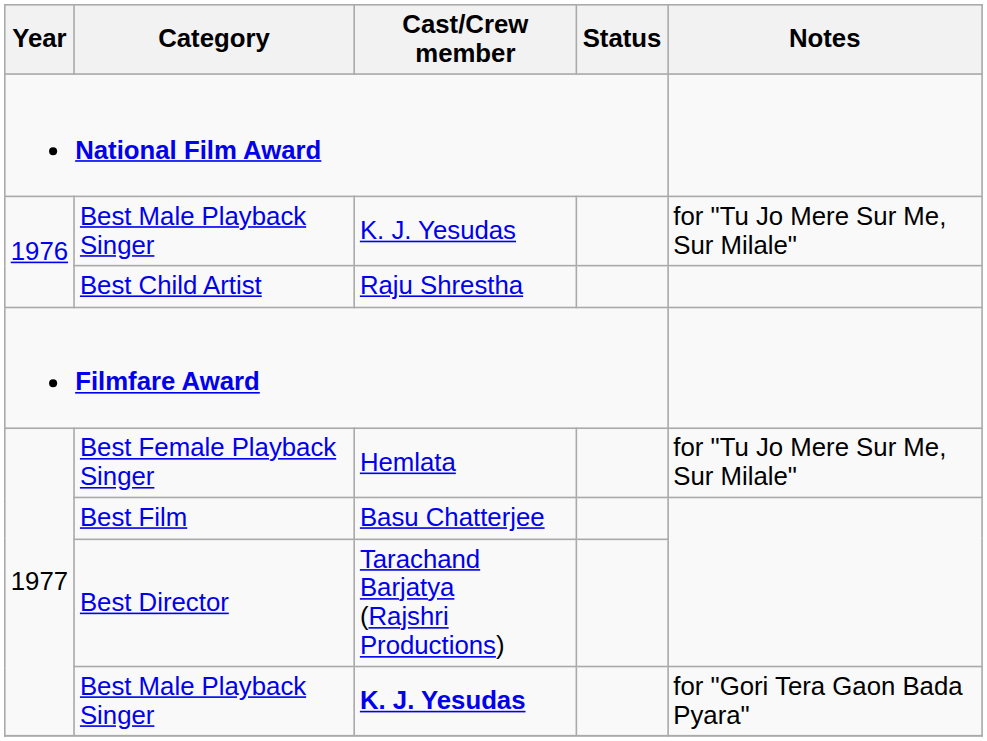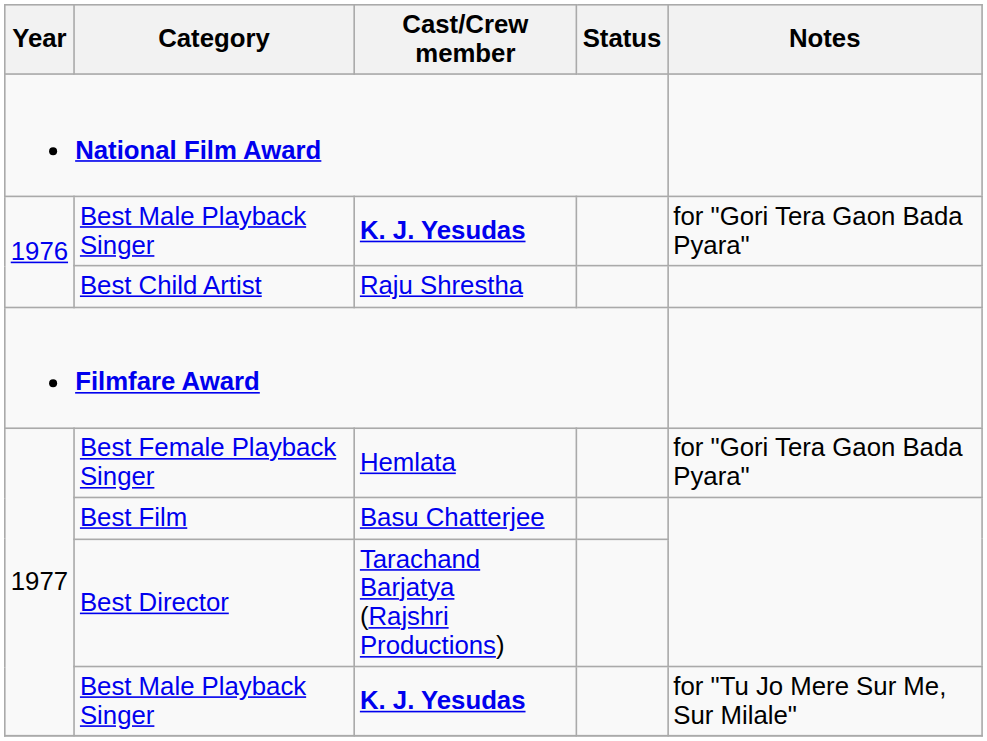(438, 230) normal -> (443, 230) bold
(810, 230) for "Tu Jo Mere Sur Me, Sur Milale" -> (818, 230) for "Gori Tera Gaon Bada Pyara"
(810, 462) for "Tu Jo Mere Sur Me, Sur Milale" -> (818, 462) for "Gori Tera Gaon Bada Pyara"
(818, 701) for "Gori Tera Gaon Bada Pyara" -> (810, 701) for "Tu Jo Mere Sur Me, Sur Milale"
